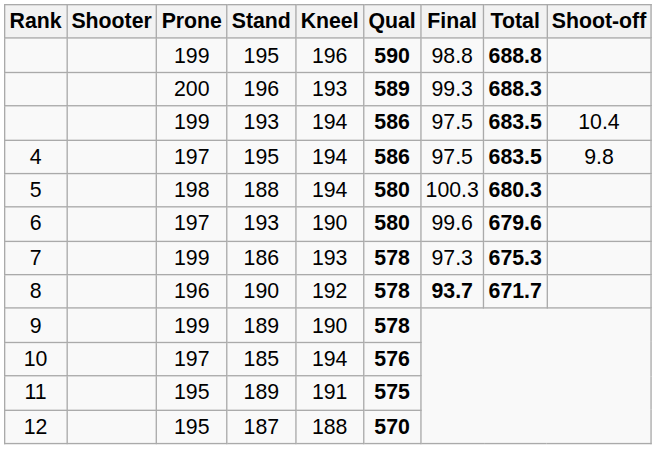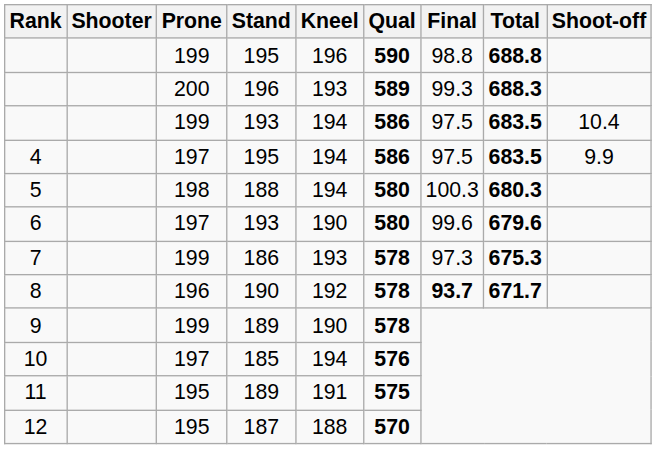(599, 156) 9.8 -> (599, 156) 9.9
